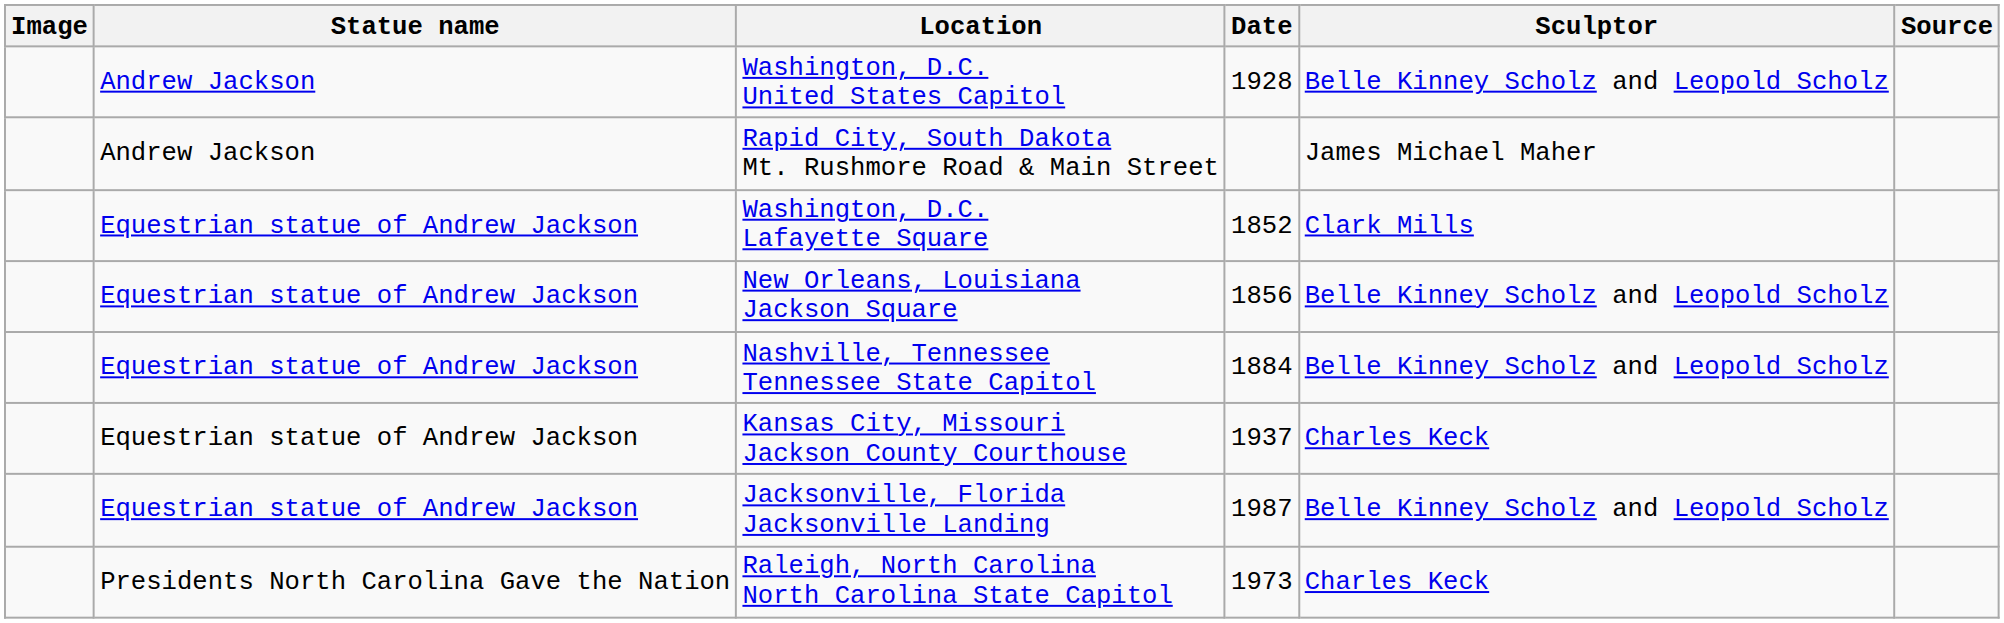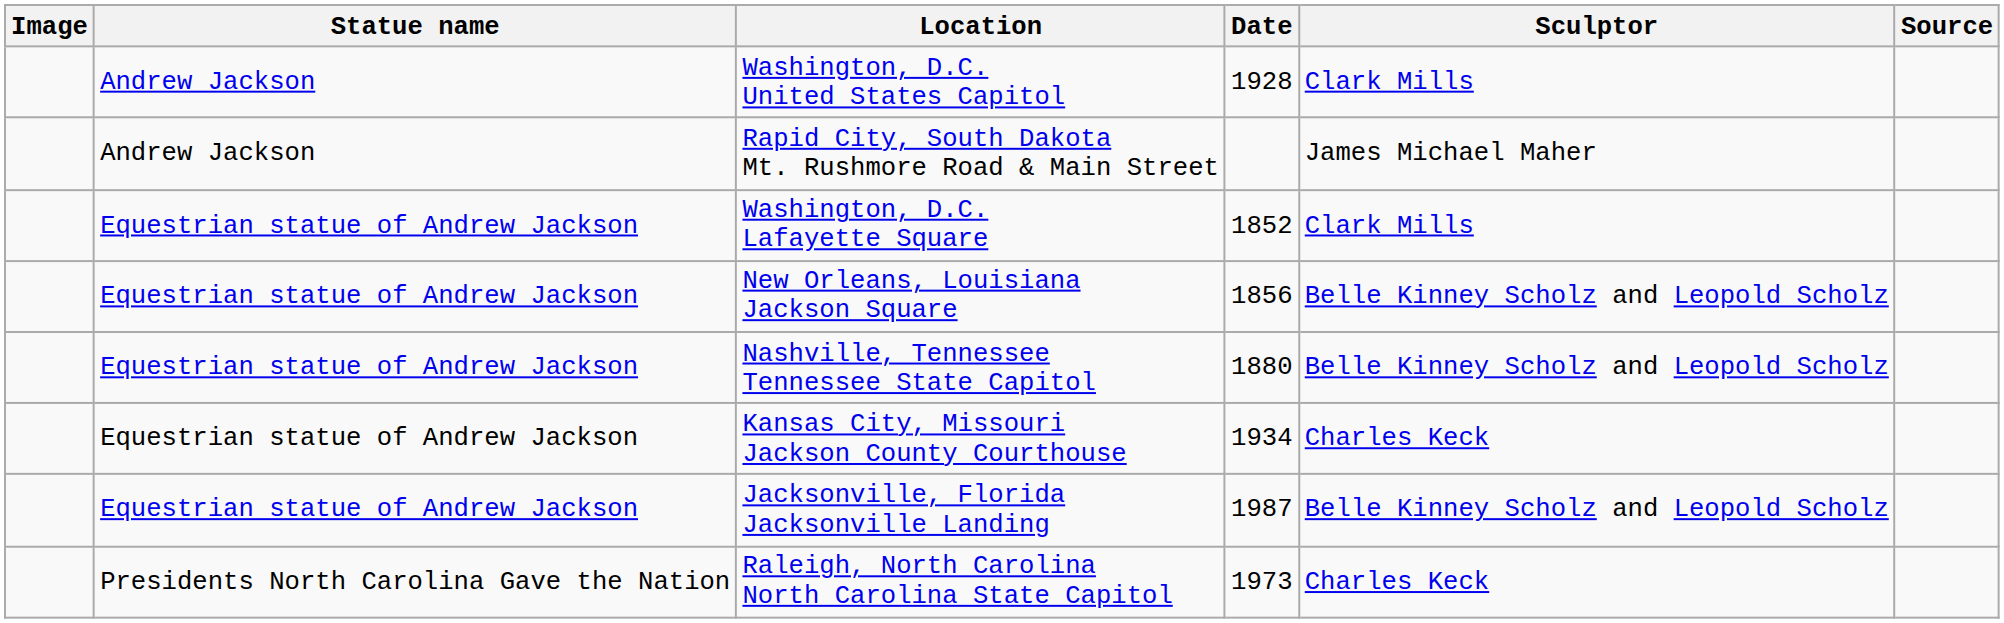(1597, 82) Belle Kinney Scholz and Leopold Scholz -> (1389, 82) Clark Mills
(1262, 368) 1884 -> (1262, 368) 1880
(1262, 439) 1937 -> (1262, 439) 1934
